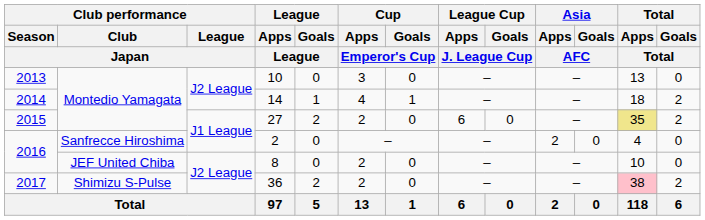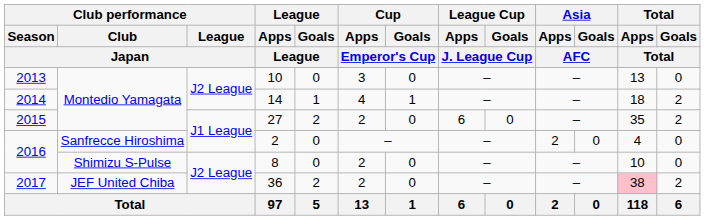(637, 120) khaki background -> (637, 120) no background
(122, 162) JEF United Chiba -> (122, 162) Shimizu S-Pulse
(122, 183) Shimizu S-Pulse -> (122, 183) JEF United Chiba
